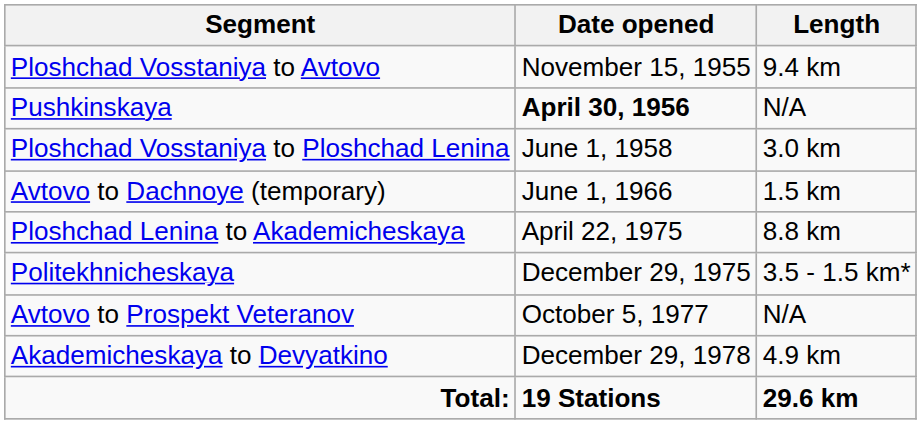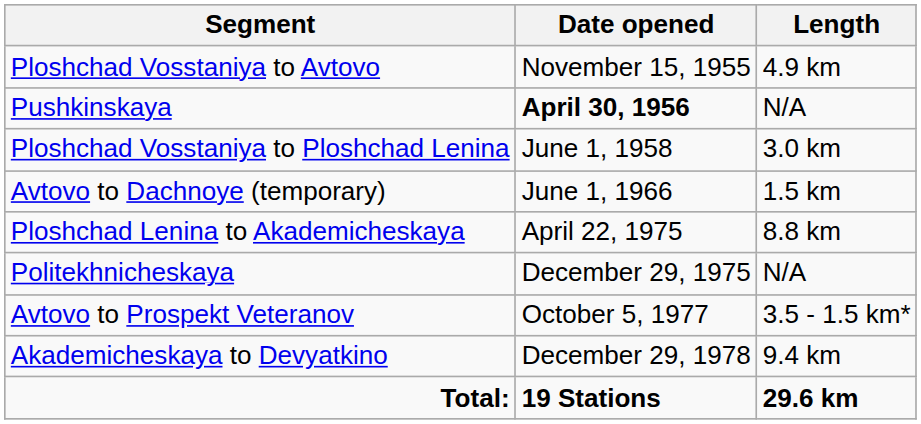(802, 66) 9.4 km -> (802, 66) 4.9 km
(837, 273) 3.5 - 1.5 km* -> (784, 273) N/A
(784, 314) N/A -> (837, 314) 3.5 - 1.5 km*
(802, 356) 4.9 km -> (802, 356) 9.4 km
